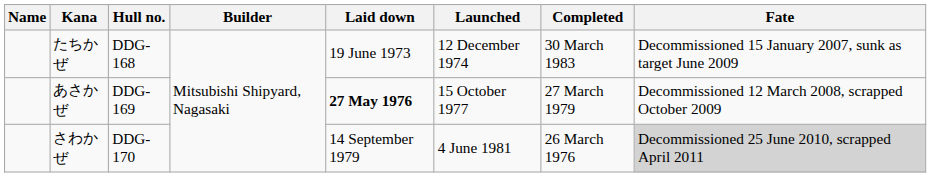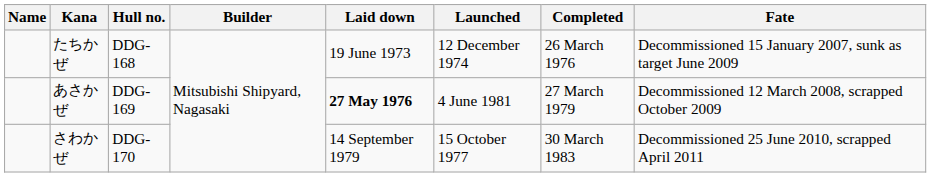(574, 53) 30 March 1983 -> (574, 53) 26 March 1976
(472, 101) 15 October 1977 -> (475, 101) 4 June 1981
(475, 148) 4 June 1981 -> (472, 148) 15 October 1977
(574, 148) 26 March 1976 -> (574, 148) 30 March 1983
(764, 148) lightgrey background -> (764, 148) no background
